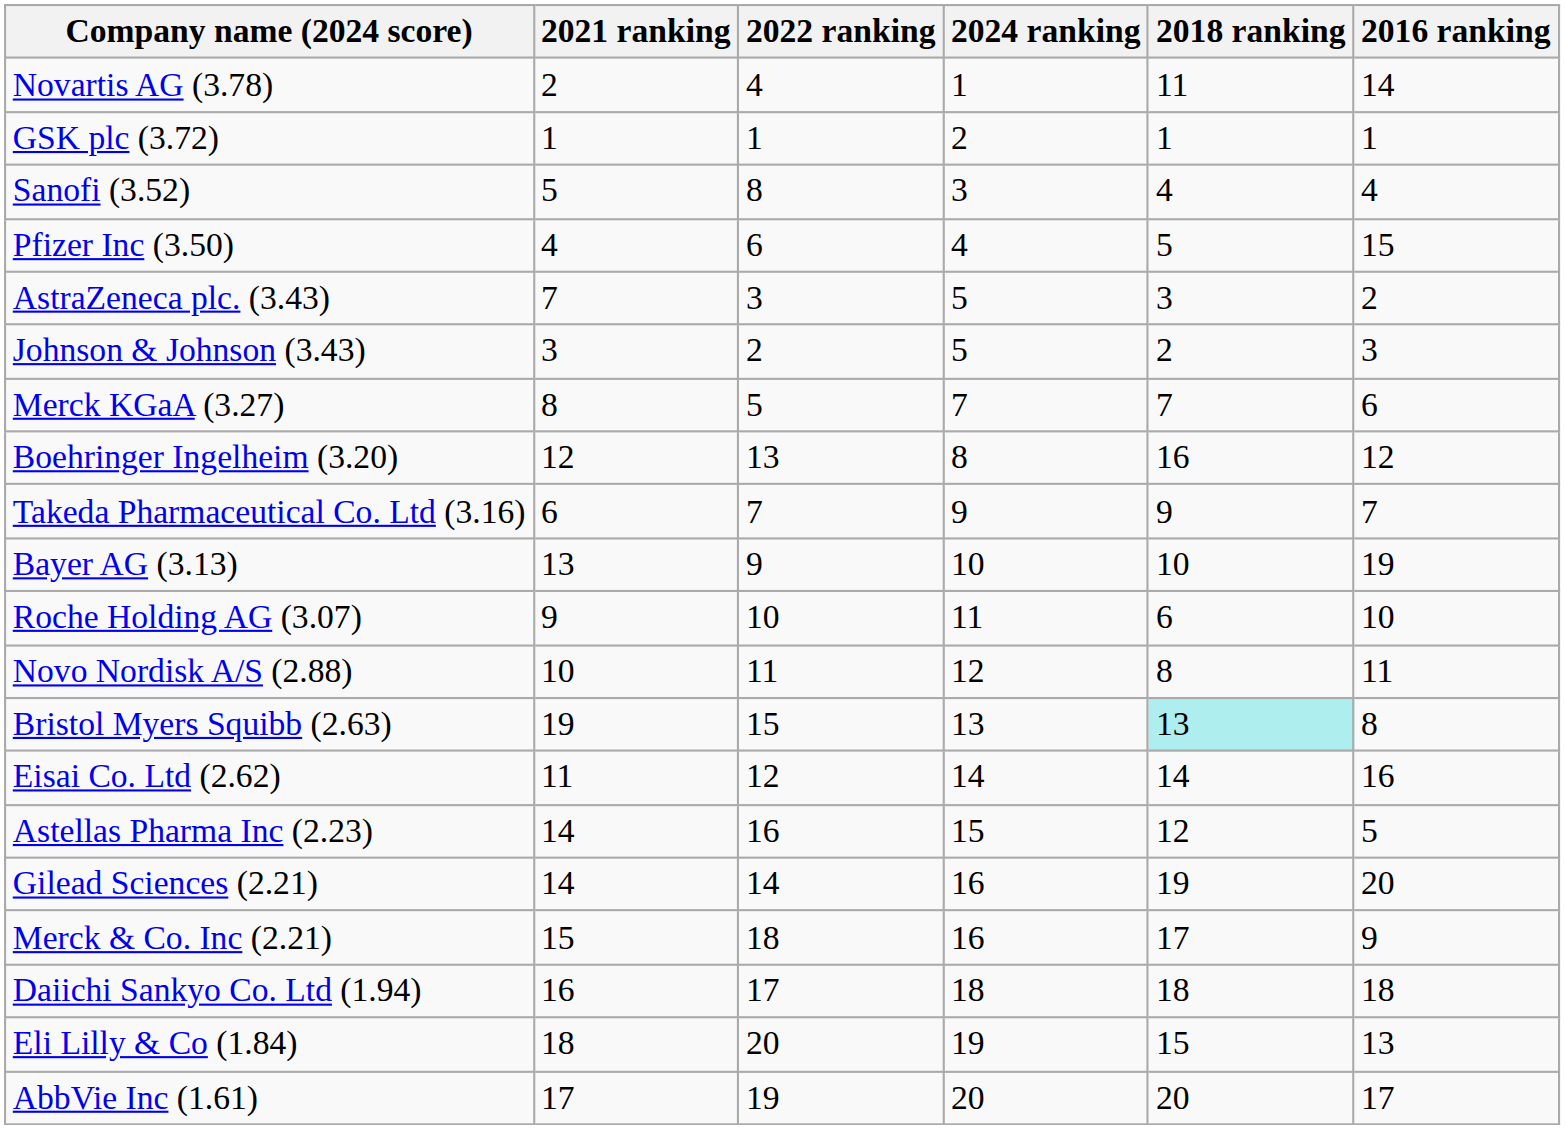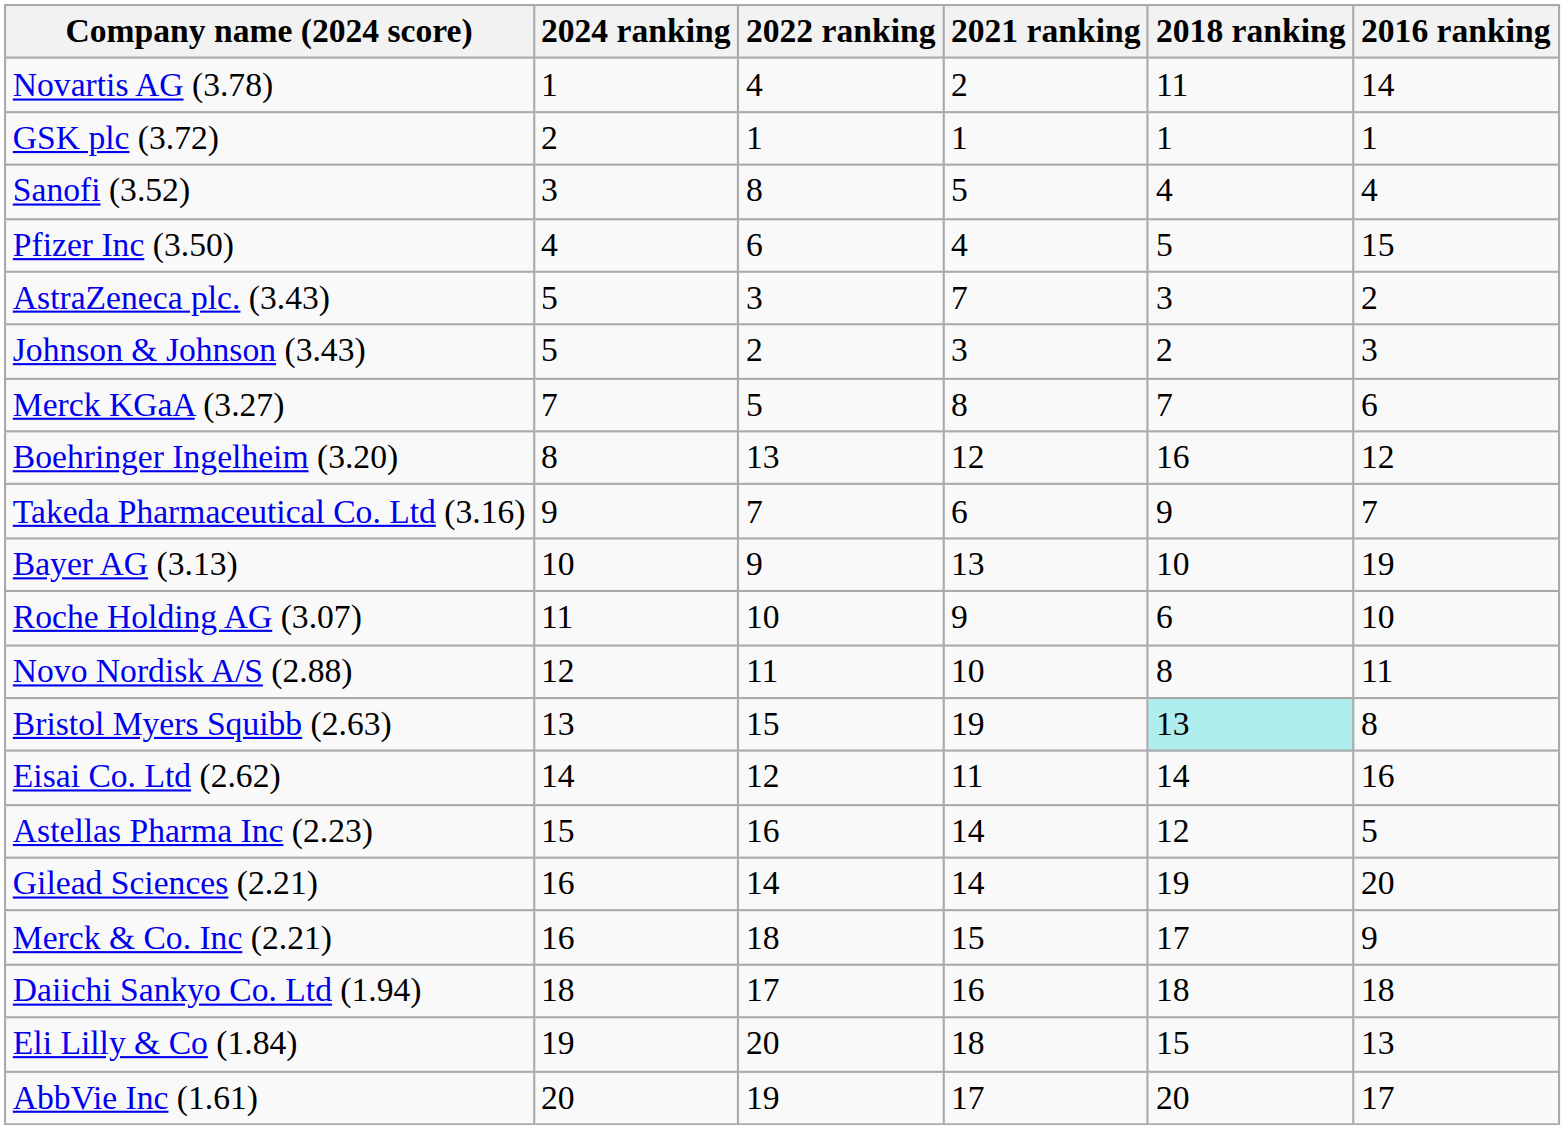columns swapped: (1046, 31) <-> (636, 31)
